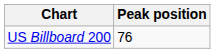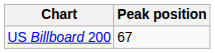(125, 37) 76 -> (125, 37) 67
